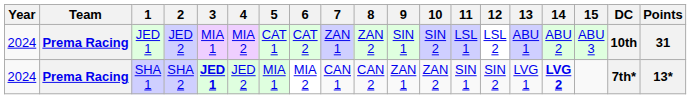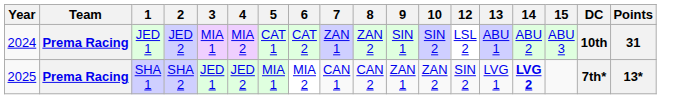- column: (466, 14)
(22, 76) 2024 -> (22, 76) 2025
(213, 76) bold -> (212, 76) normal
